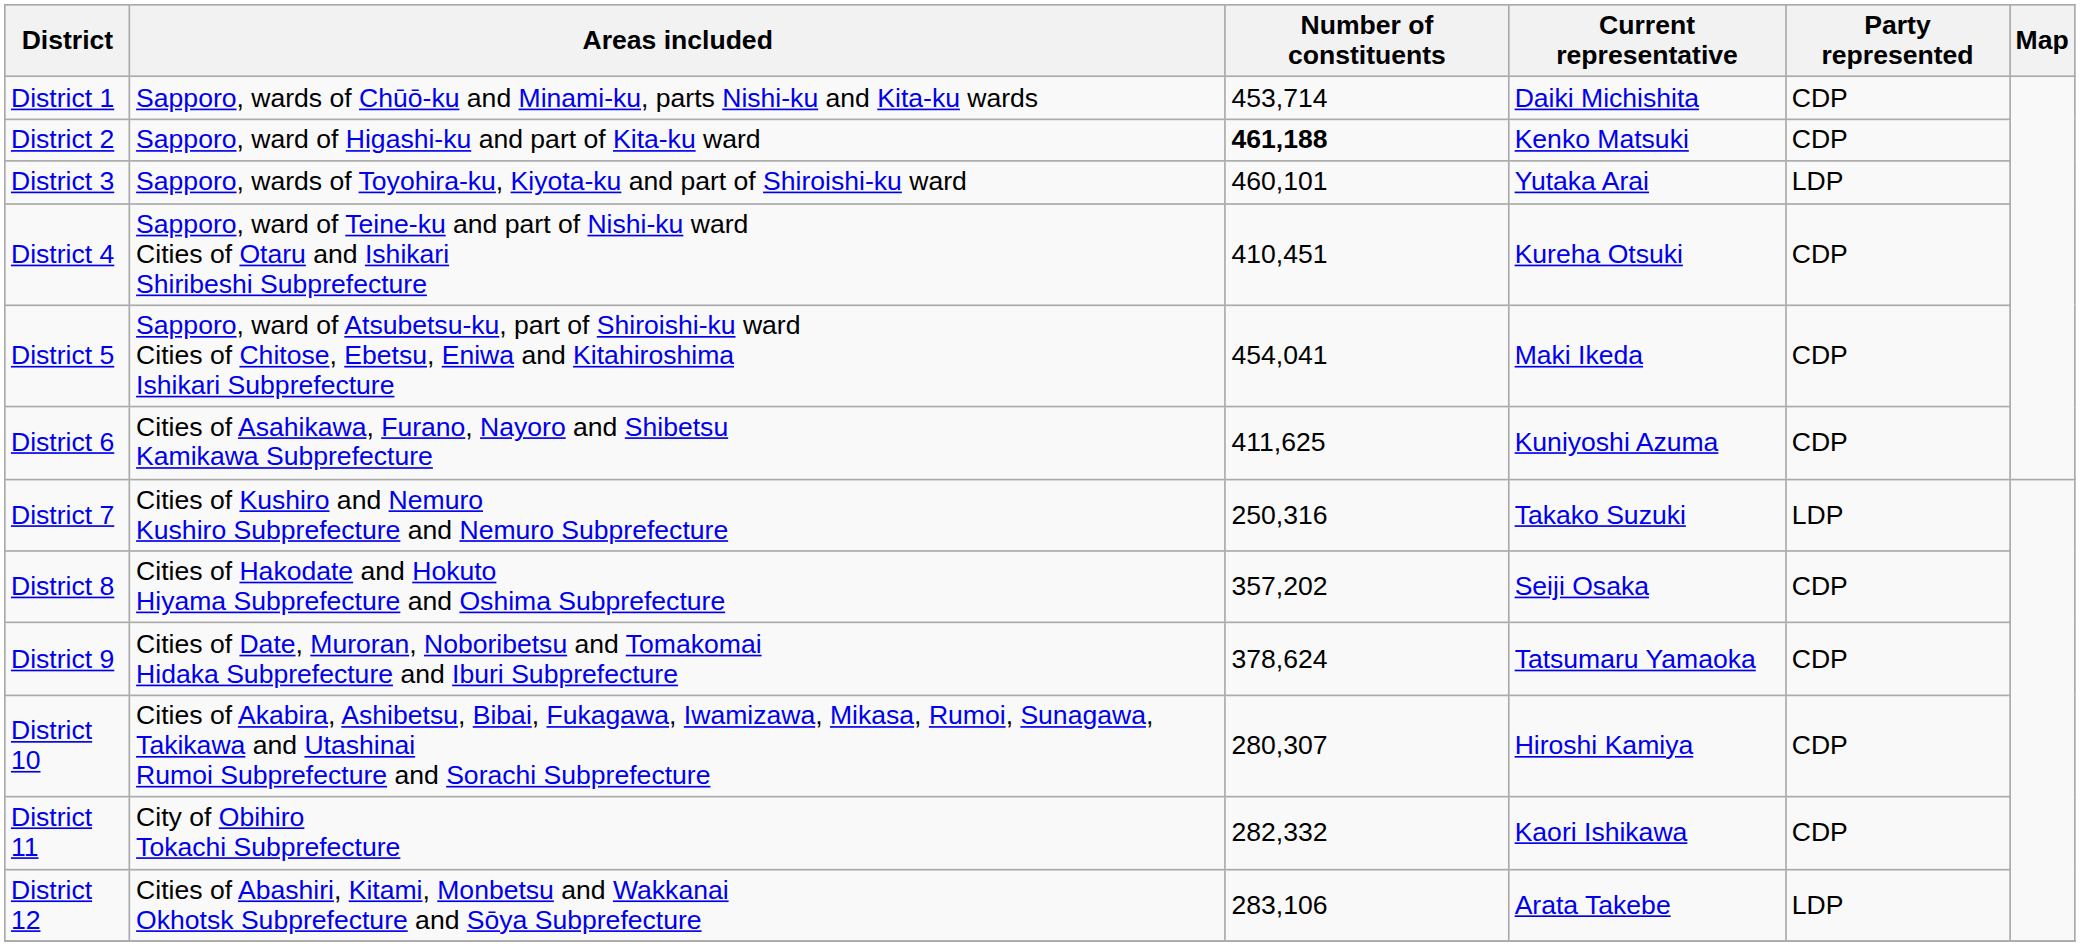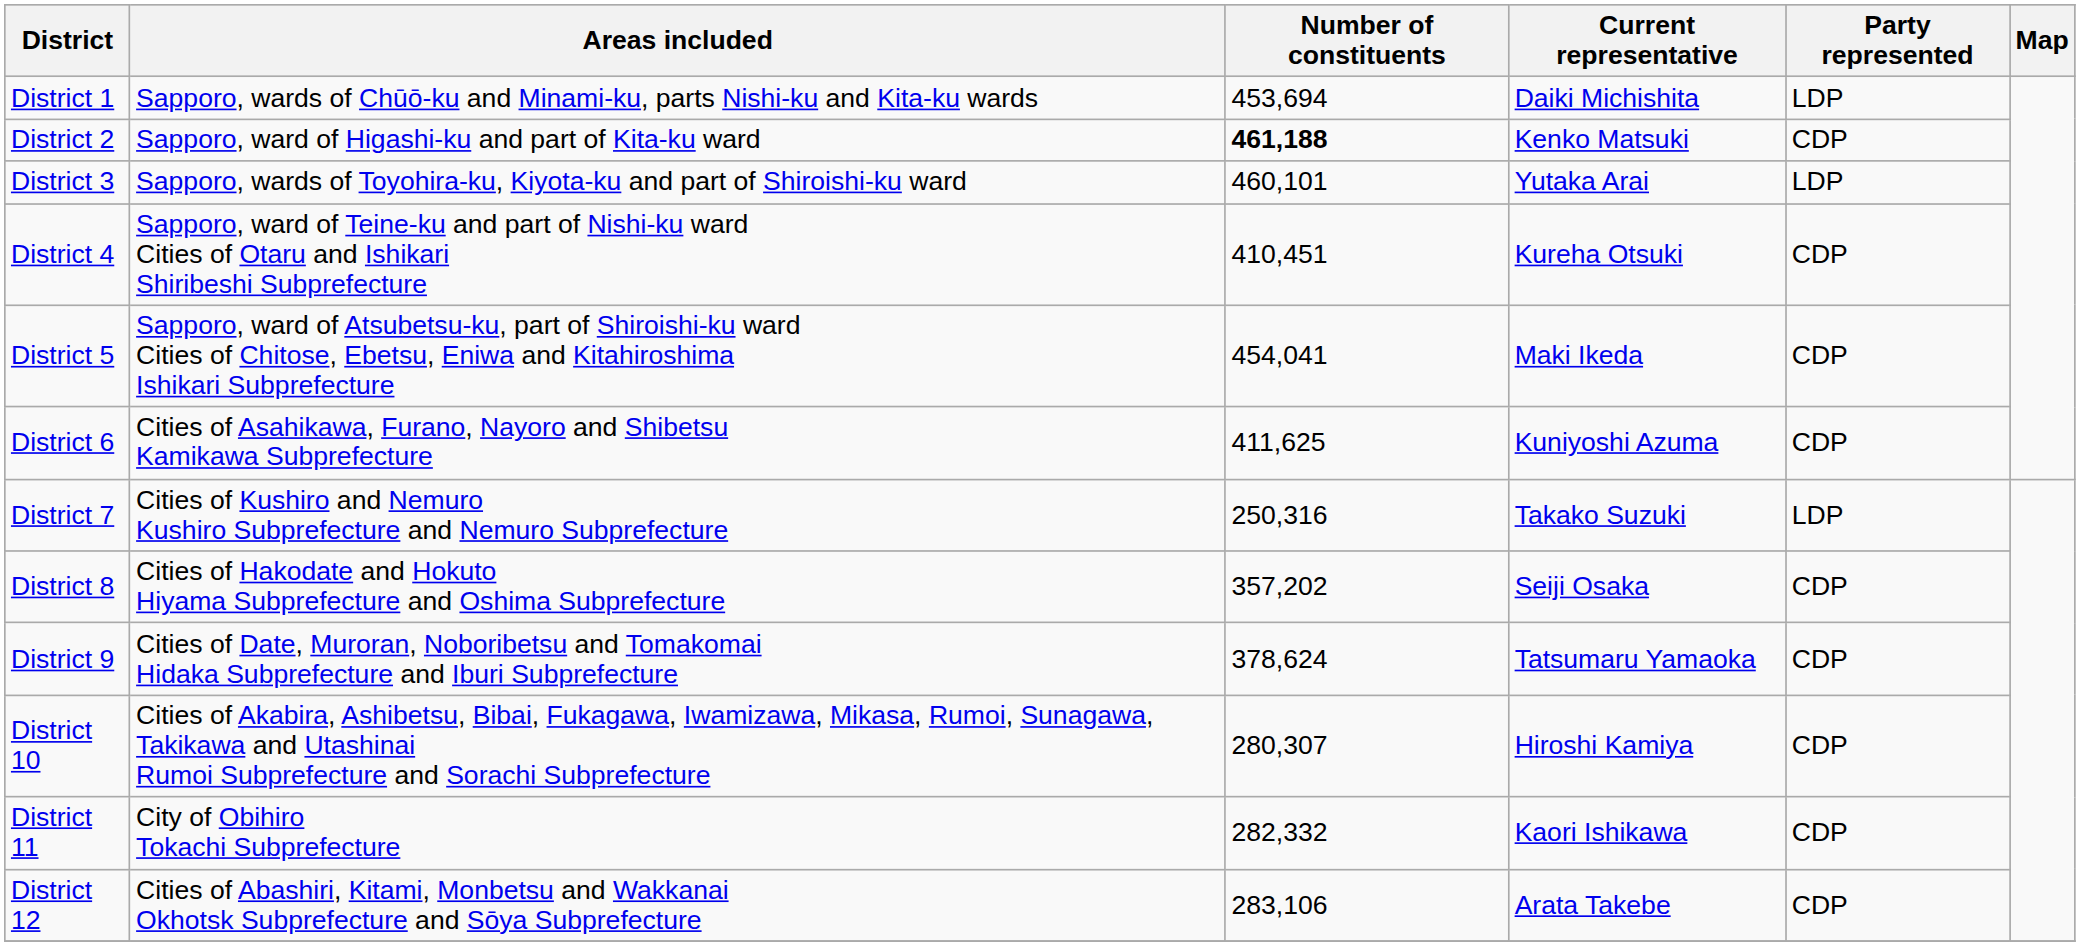(1279, 97) 453,714 -> (1279, 97) 453,694
(1820, 97) CDP -> (1818, 97) LDP
(1818, 904) LDP -> (1820, 904) CDP
